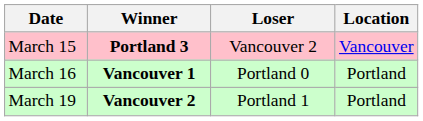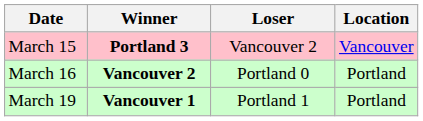(149, 73) Vancouver 1 -> (149, 73) Vancouver 2
(149, 101) Vancouver 2 -> (149, 101) Vancouver 1
